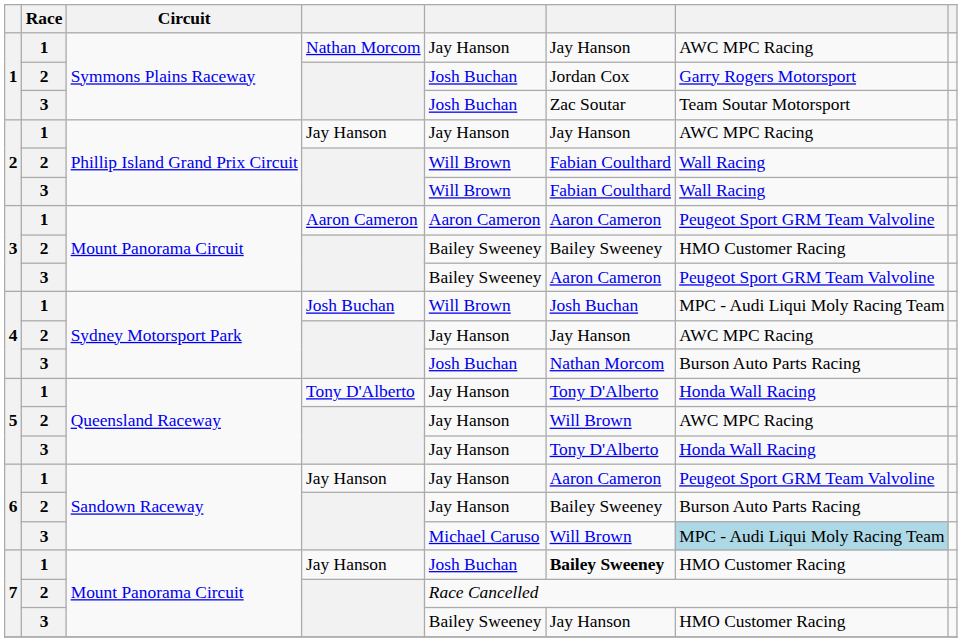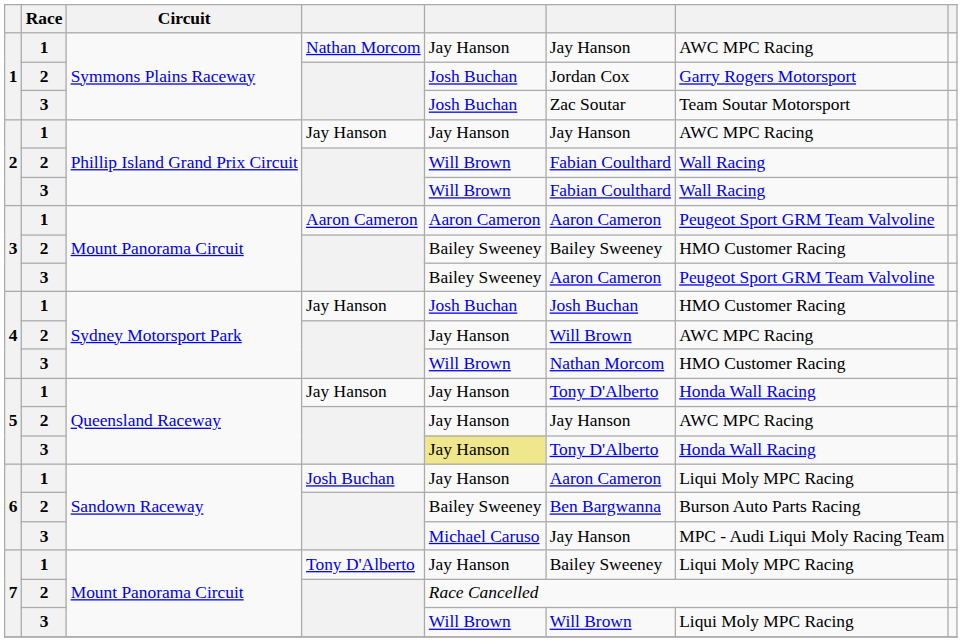(350, 305) Josh Buchan -> (346, 305) Jay Hanson
(470, 305) Will Brown -> (473, 305) Josh Buchan
(812, 305) MPC - Audi Liqui Moly Racing Team -> (762, 305) HMO Customer Racing
(590, 334) Jay Hanson -> (591, 334) Will Brown
(473, 363) Josh Buchan -> (470, 363) Will Brown
(770, 363) Burson Auto Parts Racing -> (762, 363) HMO Customer Racing
(360, 391) Tony D'Alberto -> (346, 391) Jay Hanson
(591, 420) Will Brown -> (590, 420) Jay Hanson
(469, 449) no background -> (469, 449) khaki background
(346, 477) Jay Hanson -> (350, 477) Josh Buchan
(807, 477) Peugeot Sport GRM Team Valvoline -> (766, 477) Liqui Moly MPC Racing
(469, 506) Jay Hanson -> (485, 506) Bailey Sweeney
(606, 506) Bailey Sweeney -> (605, 506) Ben Bargwanna
(591, 535) Will Brown -> (590, 535) Jay Hanson
(812, 535) lightblue background -> (812, 535) no background
(346, 564) Jay Hanson -> (360, 564) Tony D'Alberto
(473, 564) Josh Buchan -> (469, 564) Jay Hanson
(607, 564) bold -> (606, 564) normal
(762, 564) HMO Customer Racing -> (766, 564) Liqui Moly MPC Racing
(485, 621) Bailey Sweeney -> (470, 621) Will Brown
(590, 621) Jay Hanson -> (591, 621) Will Brown
(762, 621) HMO Customer Racing -> (766, 621) Liqui Moly MPC Racing
